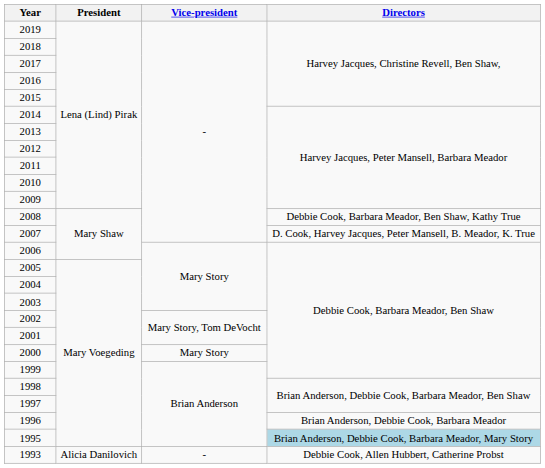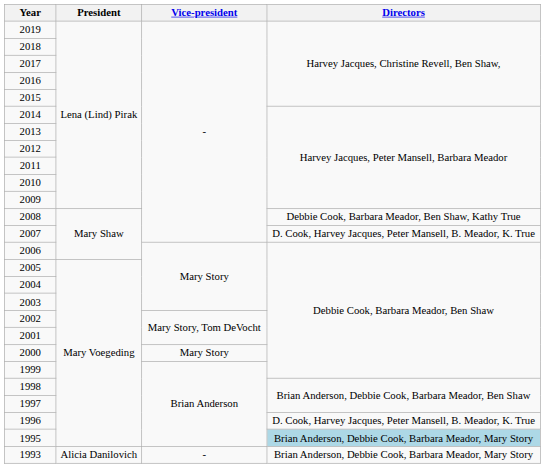(404, 421) Brian Anderson, Debbie Cook, Barbara Meador -> (404, 421) D. Cook, Harvey Jacques, Peter Mansell, B. Meador, K. True
(404, 455) Debbie Cook, Allen Hubbert, Catherine Probst -> (404, 455) Brian Anderson, Debbie Cook, Barbara Meador, Mary Story
